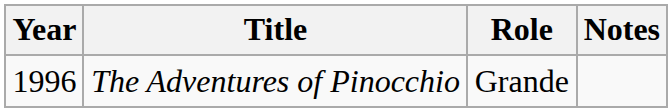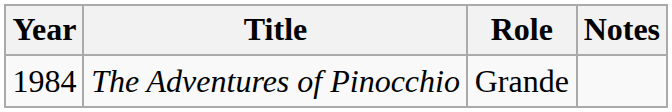(44, 80) 1996 -> (44, 80) 1984
